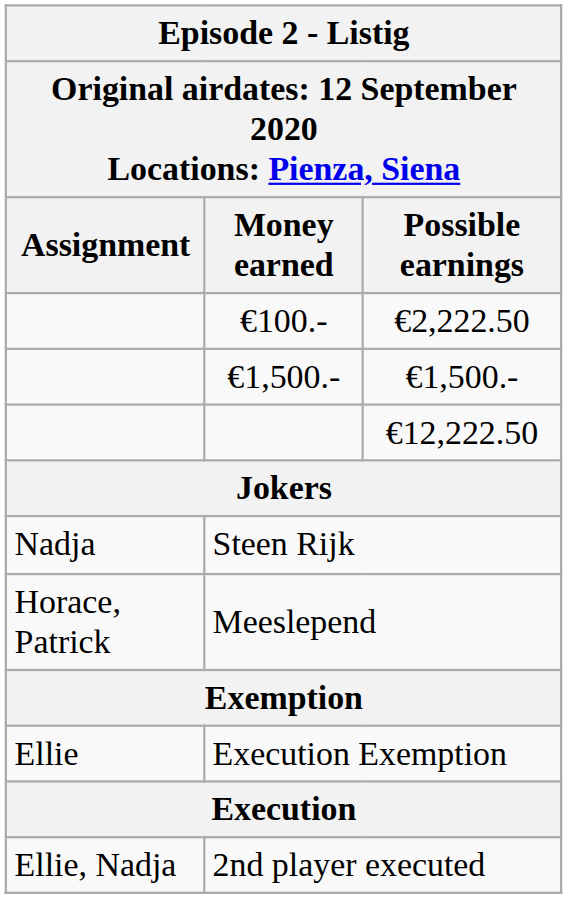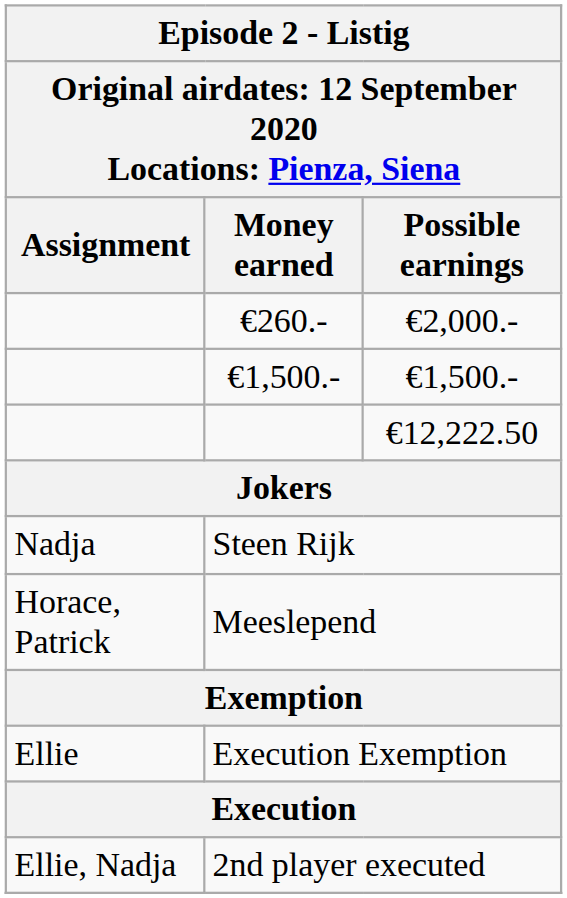- row: (284, 320)
+ row: (284, 320)
